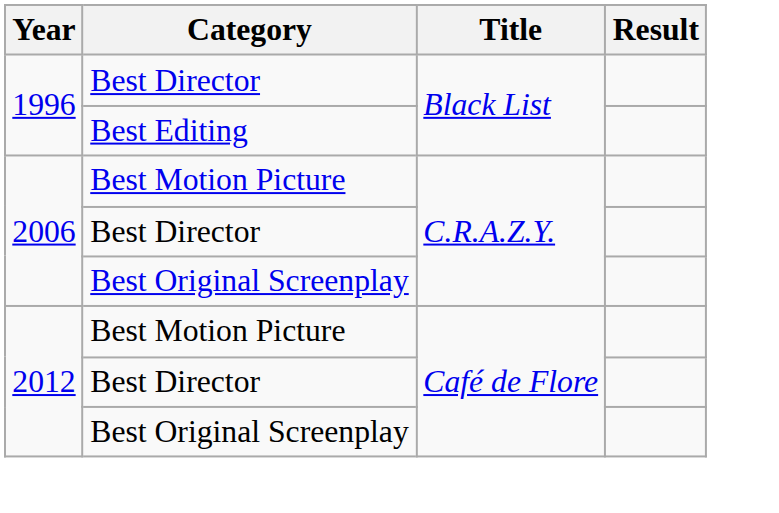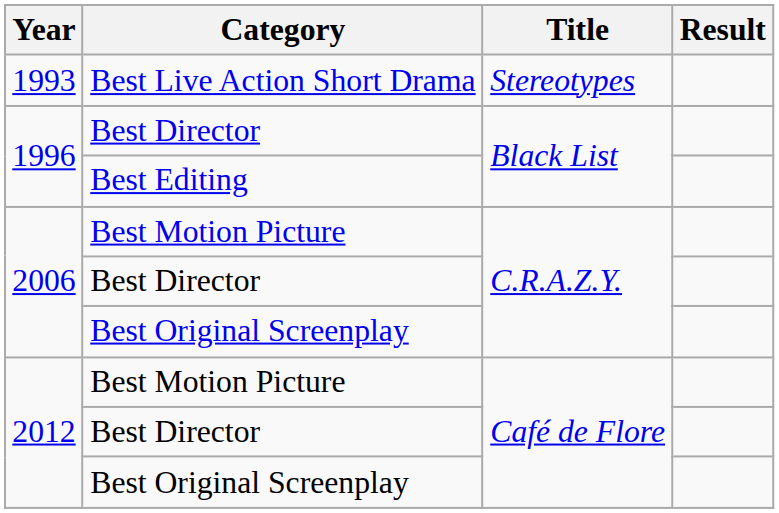+ row: (44, 79)
